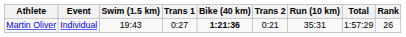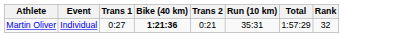- column: (131, 12)
(388, 26) 26 -> (326, 26) 32
